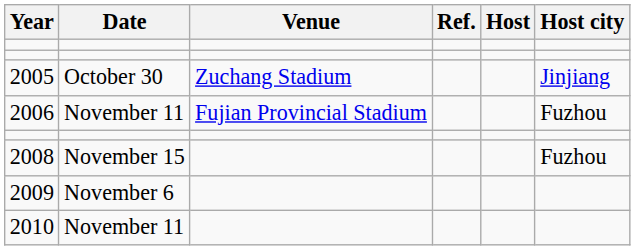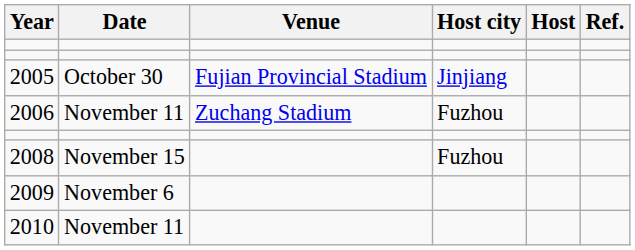columns swapped: (582, 22) <-> (456, 22)
(273, 77) Zuchang Stadium -> (311, 77) Fujian Provincial Stadium
(311, 112) Fujian Provincial Stadium -> (273, 112) Zuchang Stadium
